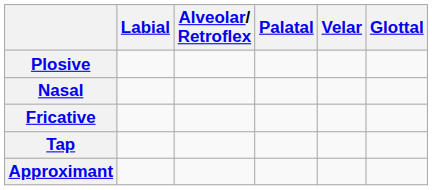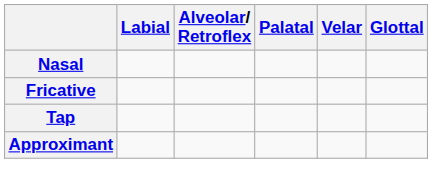- row: (61, 63)
